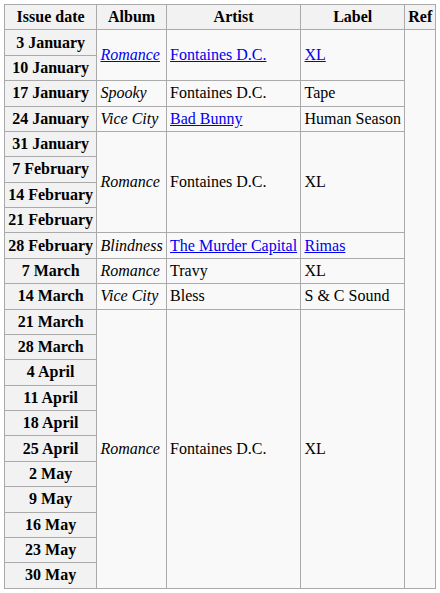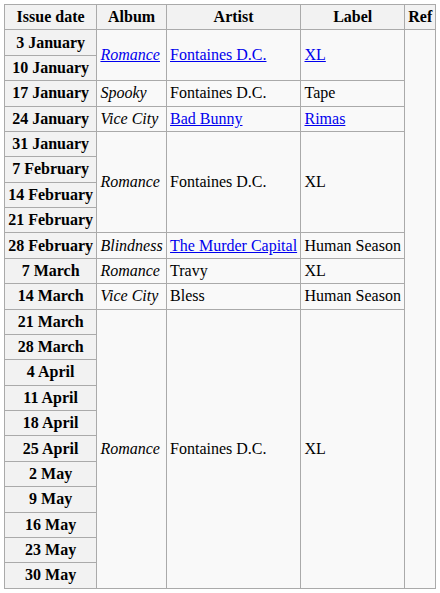(353, 118) Human Season -> (325, 118) Rimas
(325, 245) Rimas -> (353, 245) Human Season
(347, 296) S & C Sound -> (353, 296) Human Season
